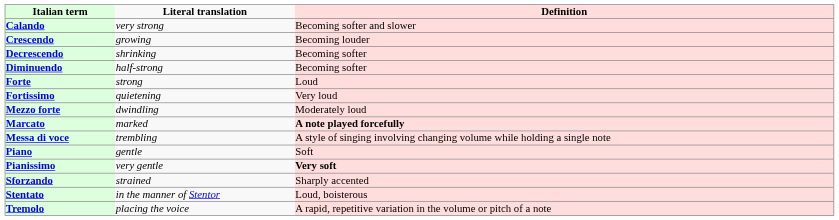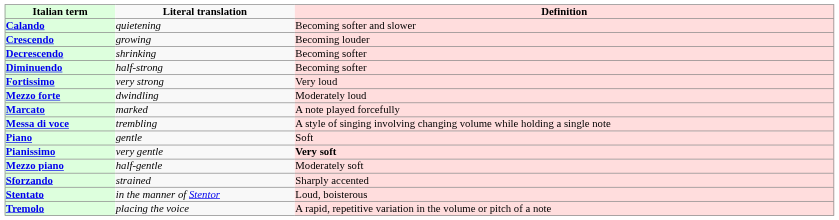(140, 25) very strong -> (138, 25) quietening
- row: (18, 81)
(138, 95) quietening -> (140, 81) very strong
(350, 124) bold -> (348, 110) normal
+ row: (35, 166)
